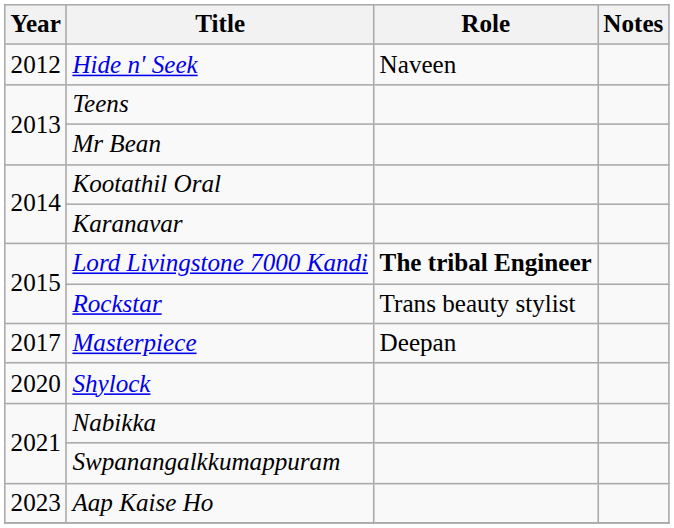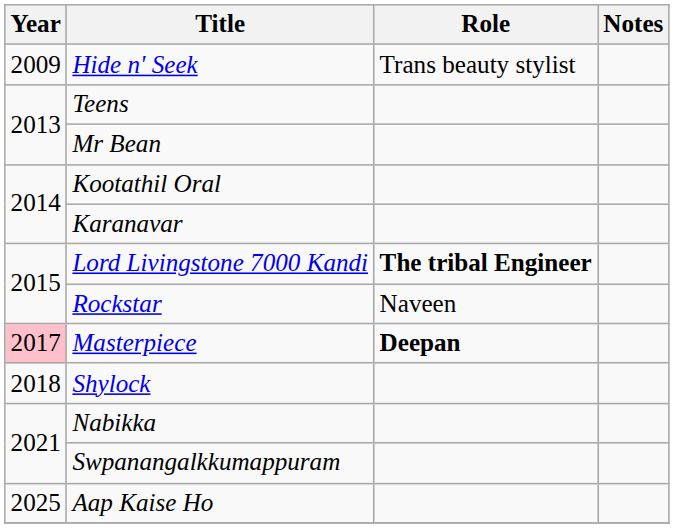(36, 64) 2012 -> (36, 64) 2009
(418, 64) Naveen -> (478, 64) Trans beauty stylist
(478, 303) Trans beauty stylist -> (418, 303) Naveen
(36, 343) no background -> (36, 343) pink background
(418, 343) normal -> (420, 343) bold
(36, 382) 2020 -> (36, 382) 2018
(36, 502) 2023 -> (36, 502) 2025
